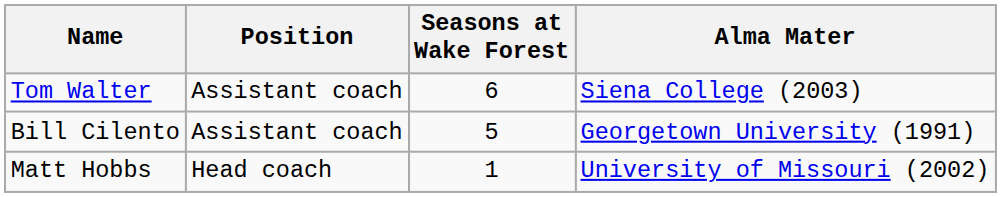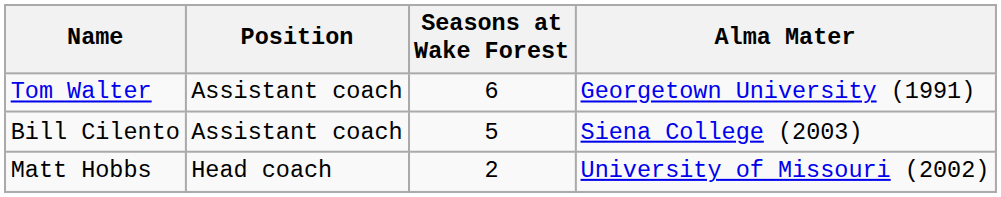(722, 92) Siena College (2003) -> (778, 92) Georgetown University (1991)
(778, 132) Georgetown University (1991) -> (722, 132) Siena College (2003)
(492, 171) 1 -> (492, 171) 2
